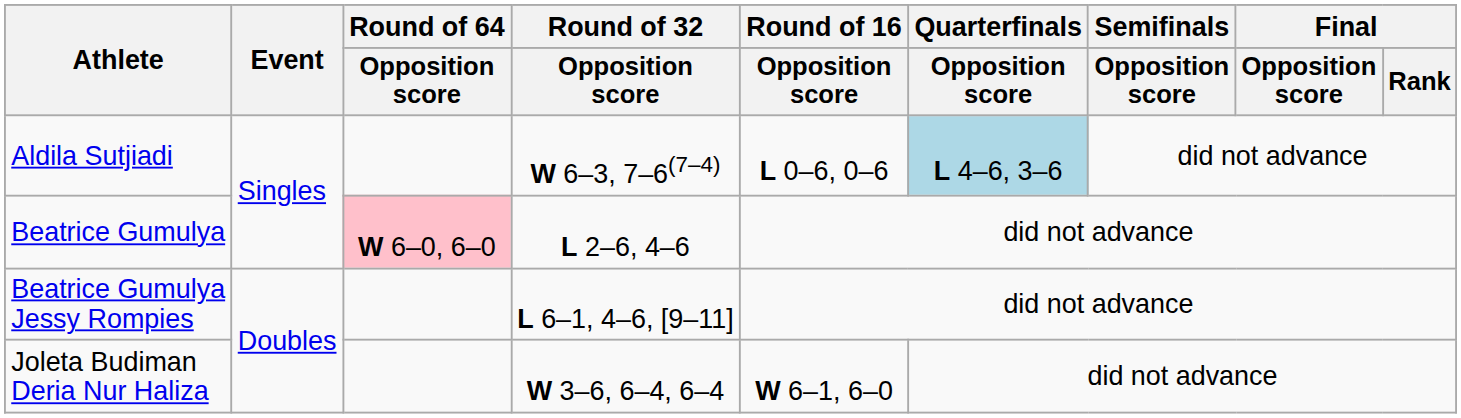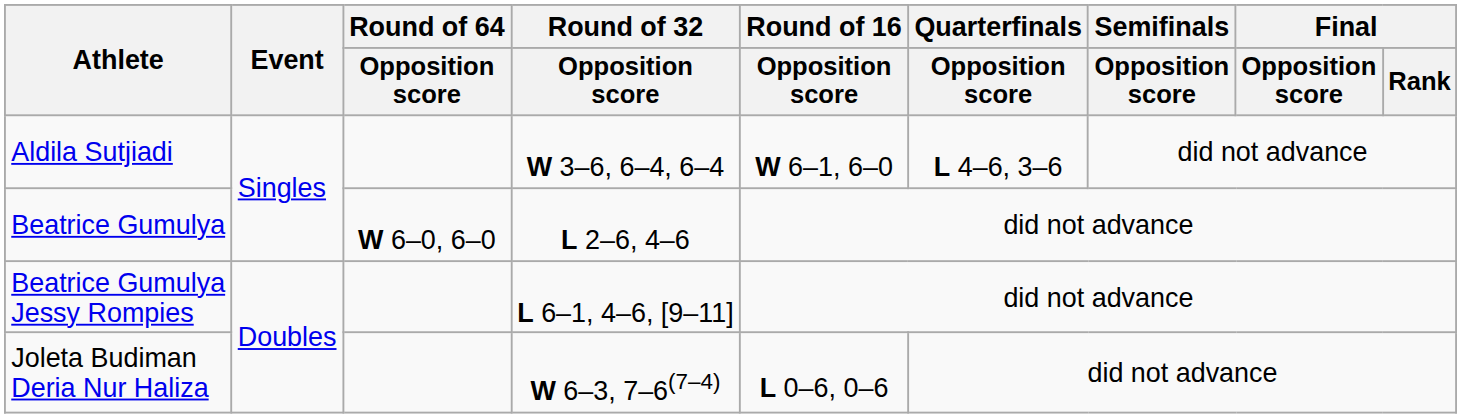(625, 171) W 6–3, 7–6(7–4) -> (625, 167) W 3–6, 6–4, 6–4
(824, 171) L 0–6, 0–6 -> (824, 167) W 6–1, 6–0
(998, 171) lightblue background -> (998, 167) no background
(427, 247) pink background -> (427, 240) no background
(625, 392) W 3–6, 6–4, 6–4 -> (625, 388) W 6–3, 7–6(7–4)
(824, 392) W 6–1, 6–0 -> (824, 388) L 0–6, 0–6
